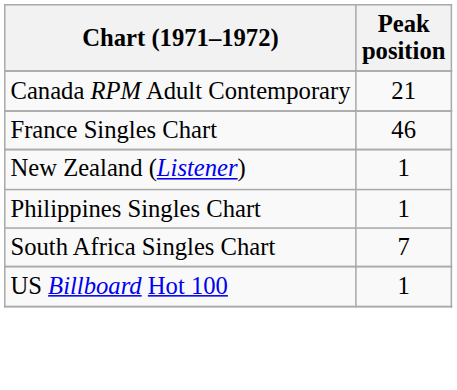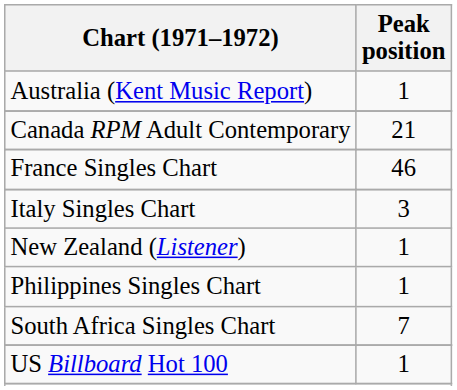+ row: (161, 90)
+ row: (103, 208)
